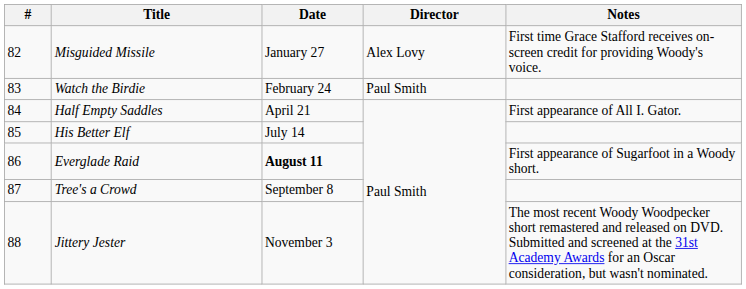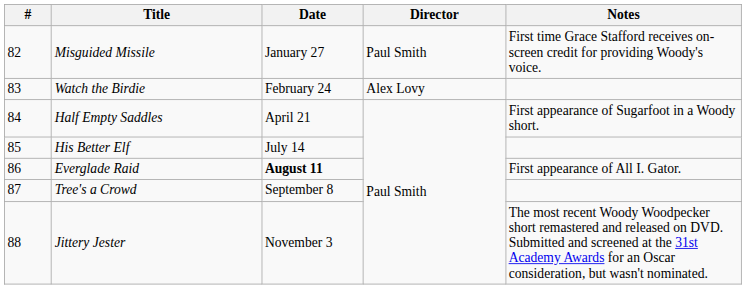(396, 52) Alex Lovy -> (396, 52) Paul Smith
(396, 89) Paul Smith -> (396, 89) Alex Lovy
(595, 110) First appearance of All I. Gator. -> (622, 118) First appearance of Sugarfoot in a Woody short.
(622, 161) First appearance of Sugarfoot in a Woody short. -> (595, 169) First appearance of All I. Gator.
